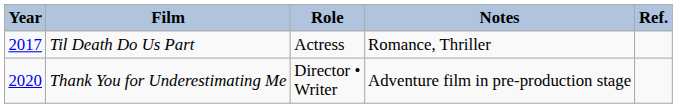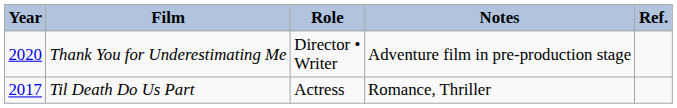rows swapped: (168, 80) <-> (122, 44)
